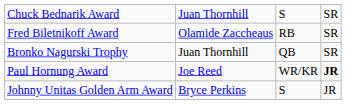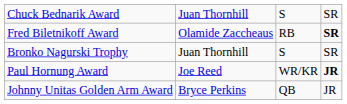(331, 33) normal -> (331, 33) bold
(287, 52) QB -> (282, 52) S
(282, 90) S -> (287, 90) QB
